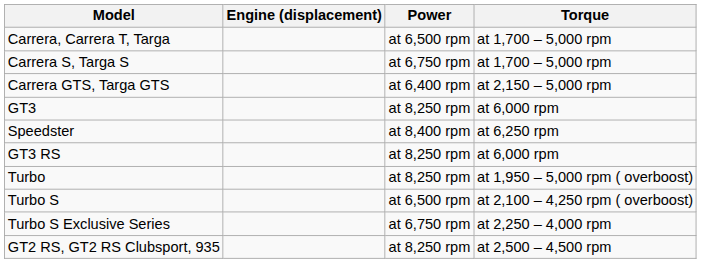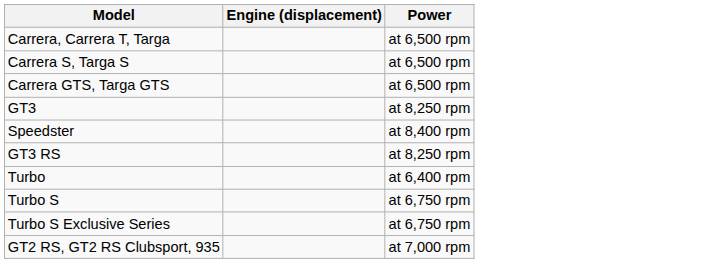- column: (585, 16)
(429, 62) at 6,750 rpm -> (429, 62) at 6,500 rpm
(429, 85) at 6,400 rpm -> (429, 85) at 6,500 rpm
(429, 177) at 8,250 rpm -> (429, 177) at 6,400 rpm
(429, 200) at 6,500 rpm -> (429, 200) at 6,750 rpm
(429, 246) at 8,250 rpm -> (429, 246) at 7,000 rpm
